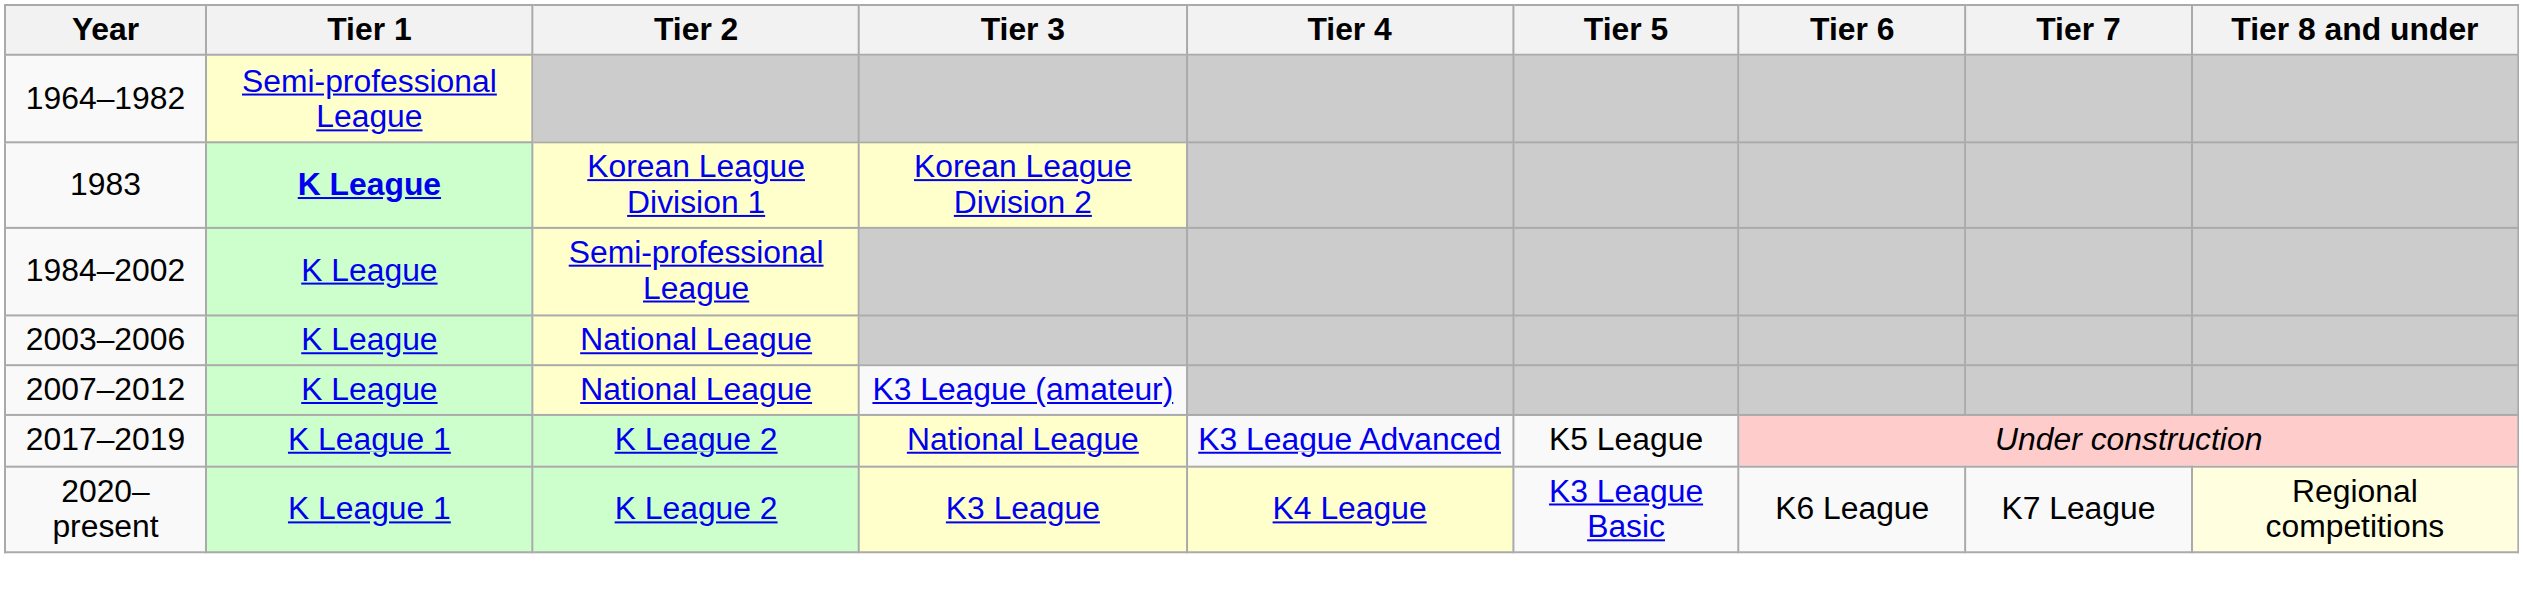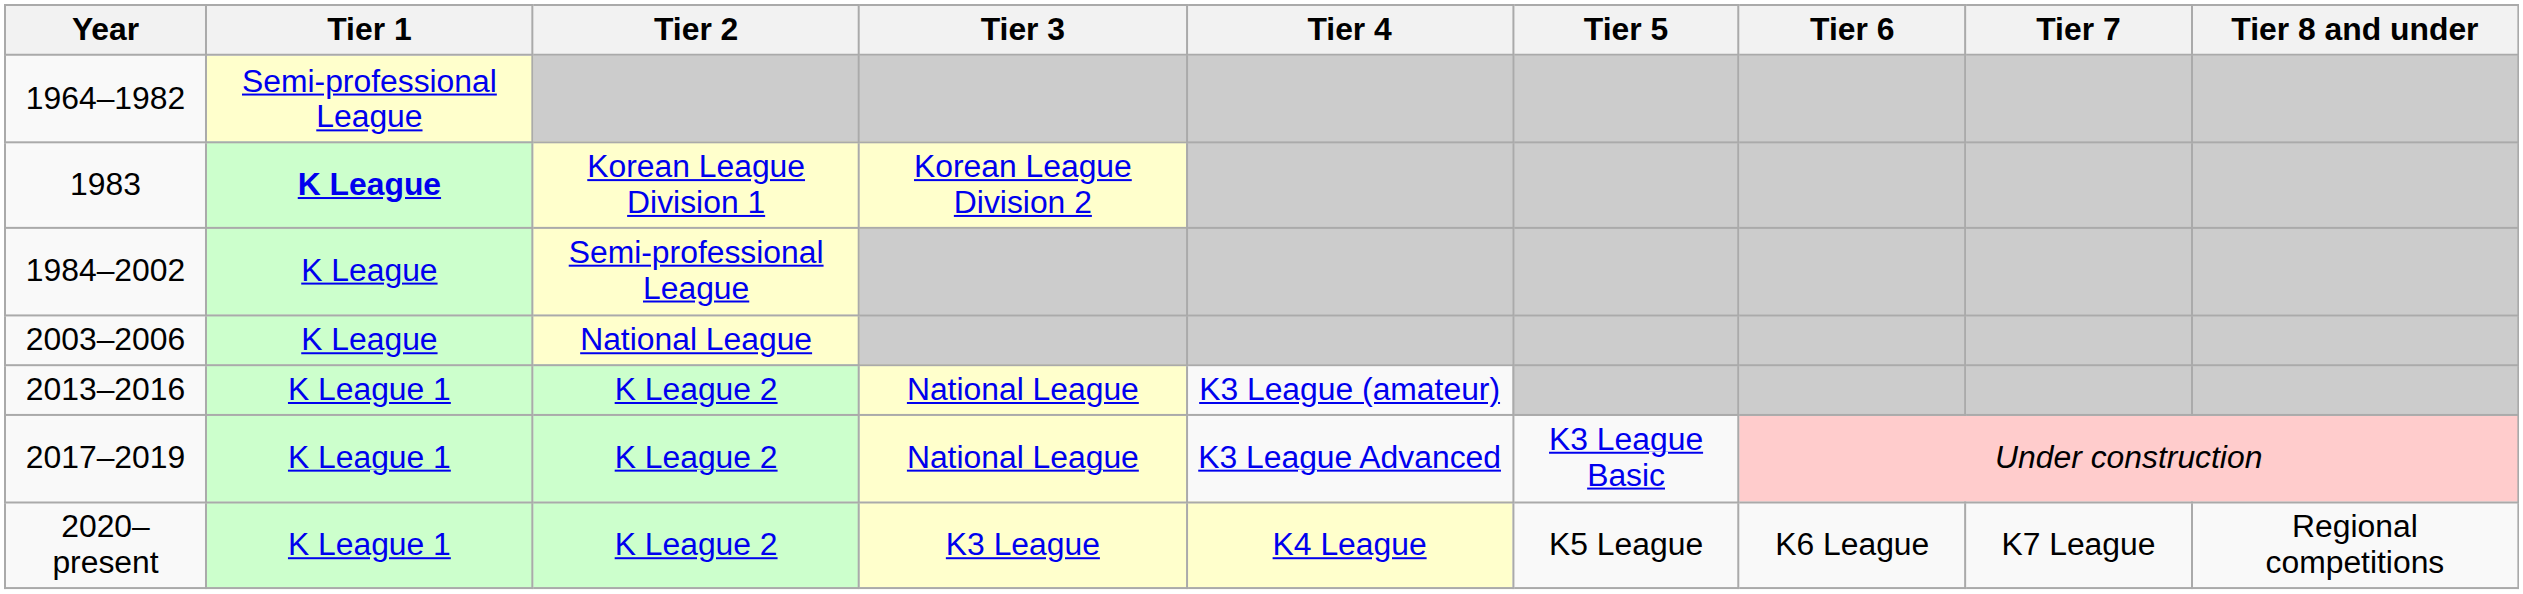- row: (106, 389)
+ row: (106, 389)
(1626, 440) K5 League -> (1626, 458) K3 League Basic
(1626, 508) K3 League Basic -> (1626, 544) K5 League
(2355, 508) lightyellow background -> (2355, 544) no background
